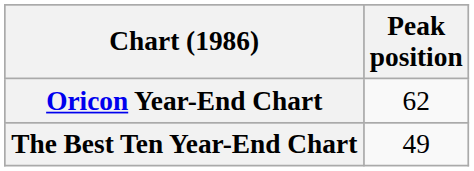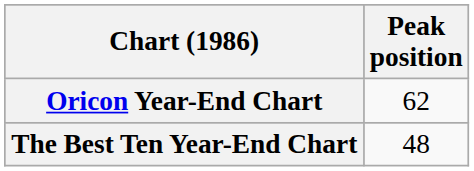(416, 143) 49 -> (416, 143) 48
